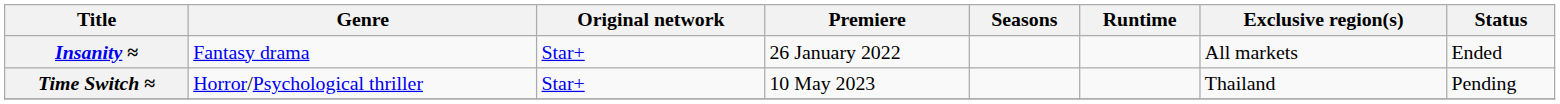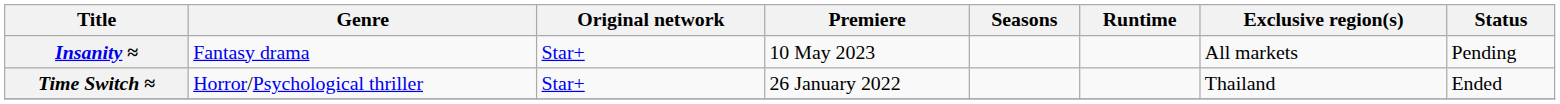(835, 51) 26 January 2022 -> (822, 51) 10 May 2023
(1477, 51) Ended -> (1484, 51) Pending
(822, 83) 10 May 2023 -> (835, 83) 26 January 2022
(1484, 83) Pending -> (1477, 83) Ended
